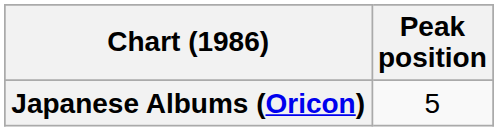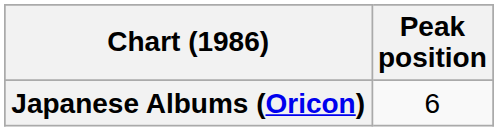(432, 102) 5 -> (432, 102) 6
